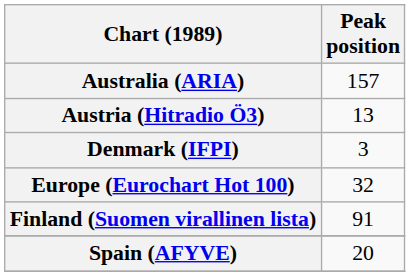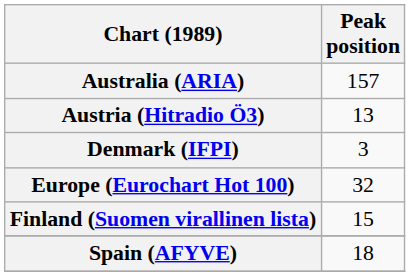(363, 218) 91 -> (363, 218) 15
(363, 253) 20 -> (363, 253) 18
